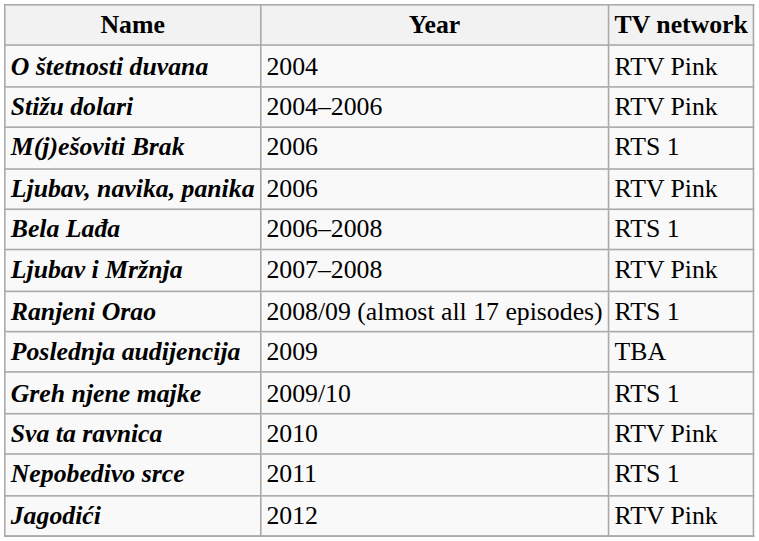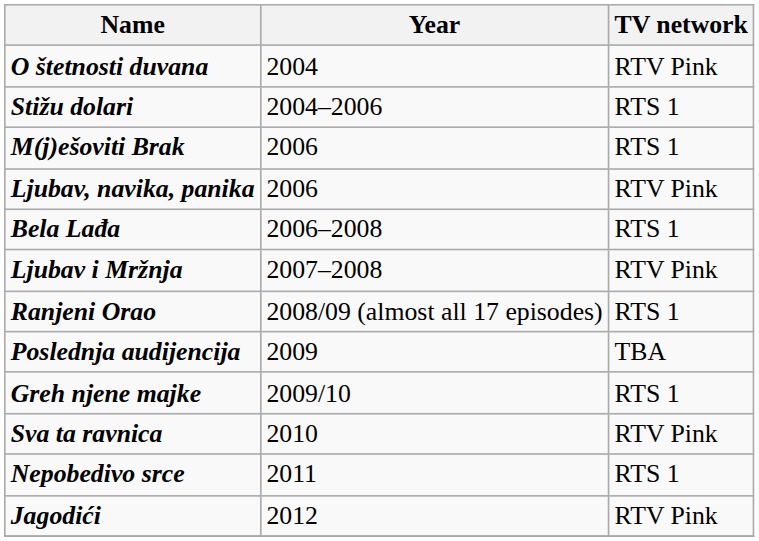(666, 106) RTV Pink -> (647, 106) RTS 1
